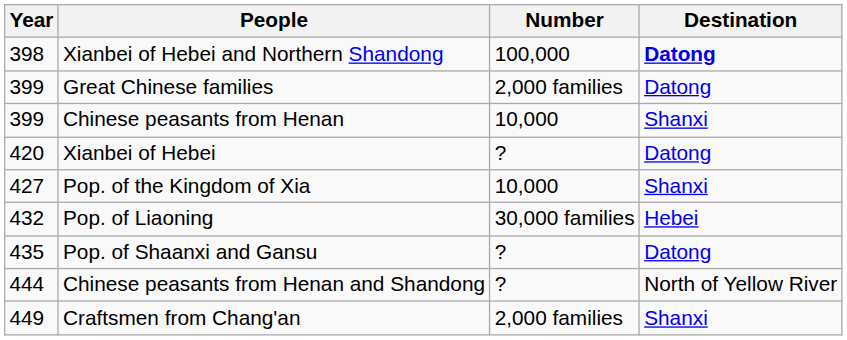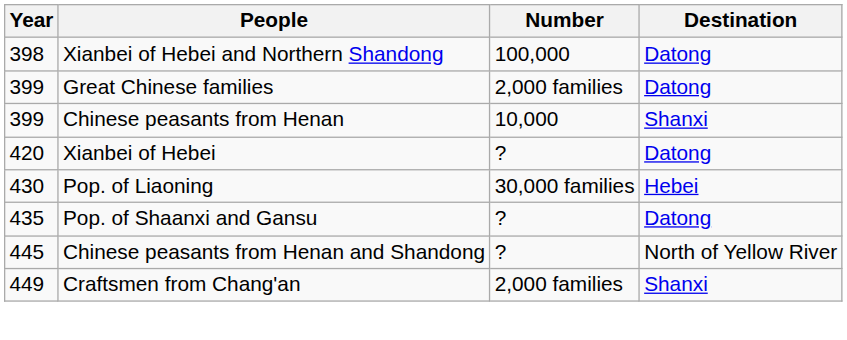(680, 53) bold -> (678, 53) normal
- row: (187, 185)
(27, 218) 432 -> (27, 185) 430
(27, 284) 444 -> (27, 251) 445
